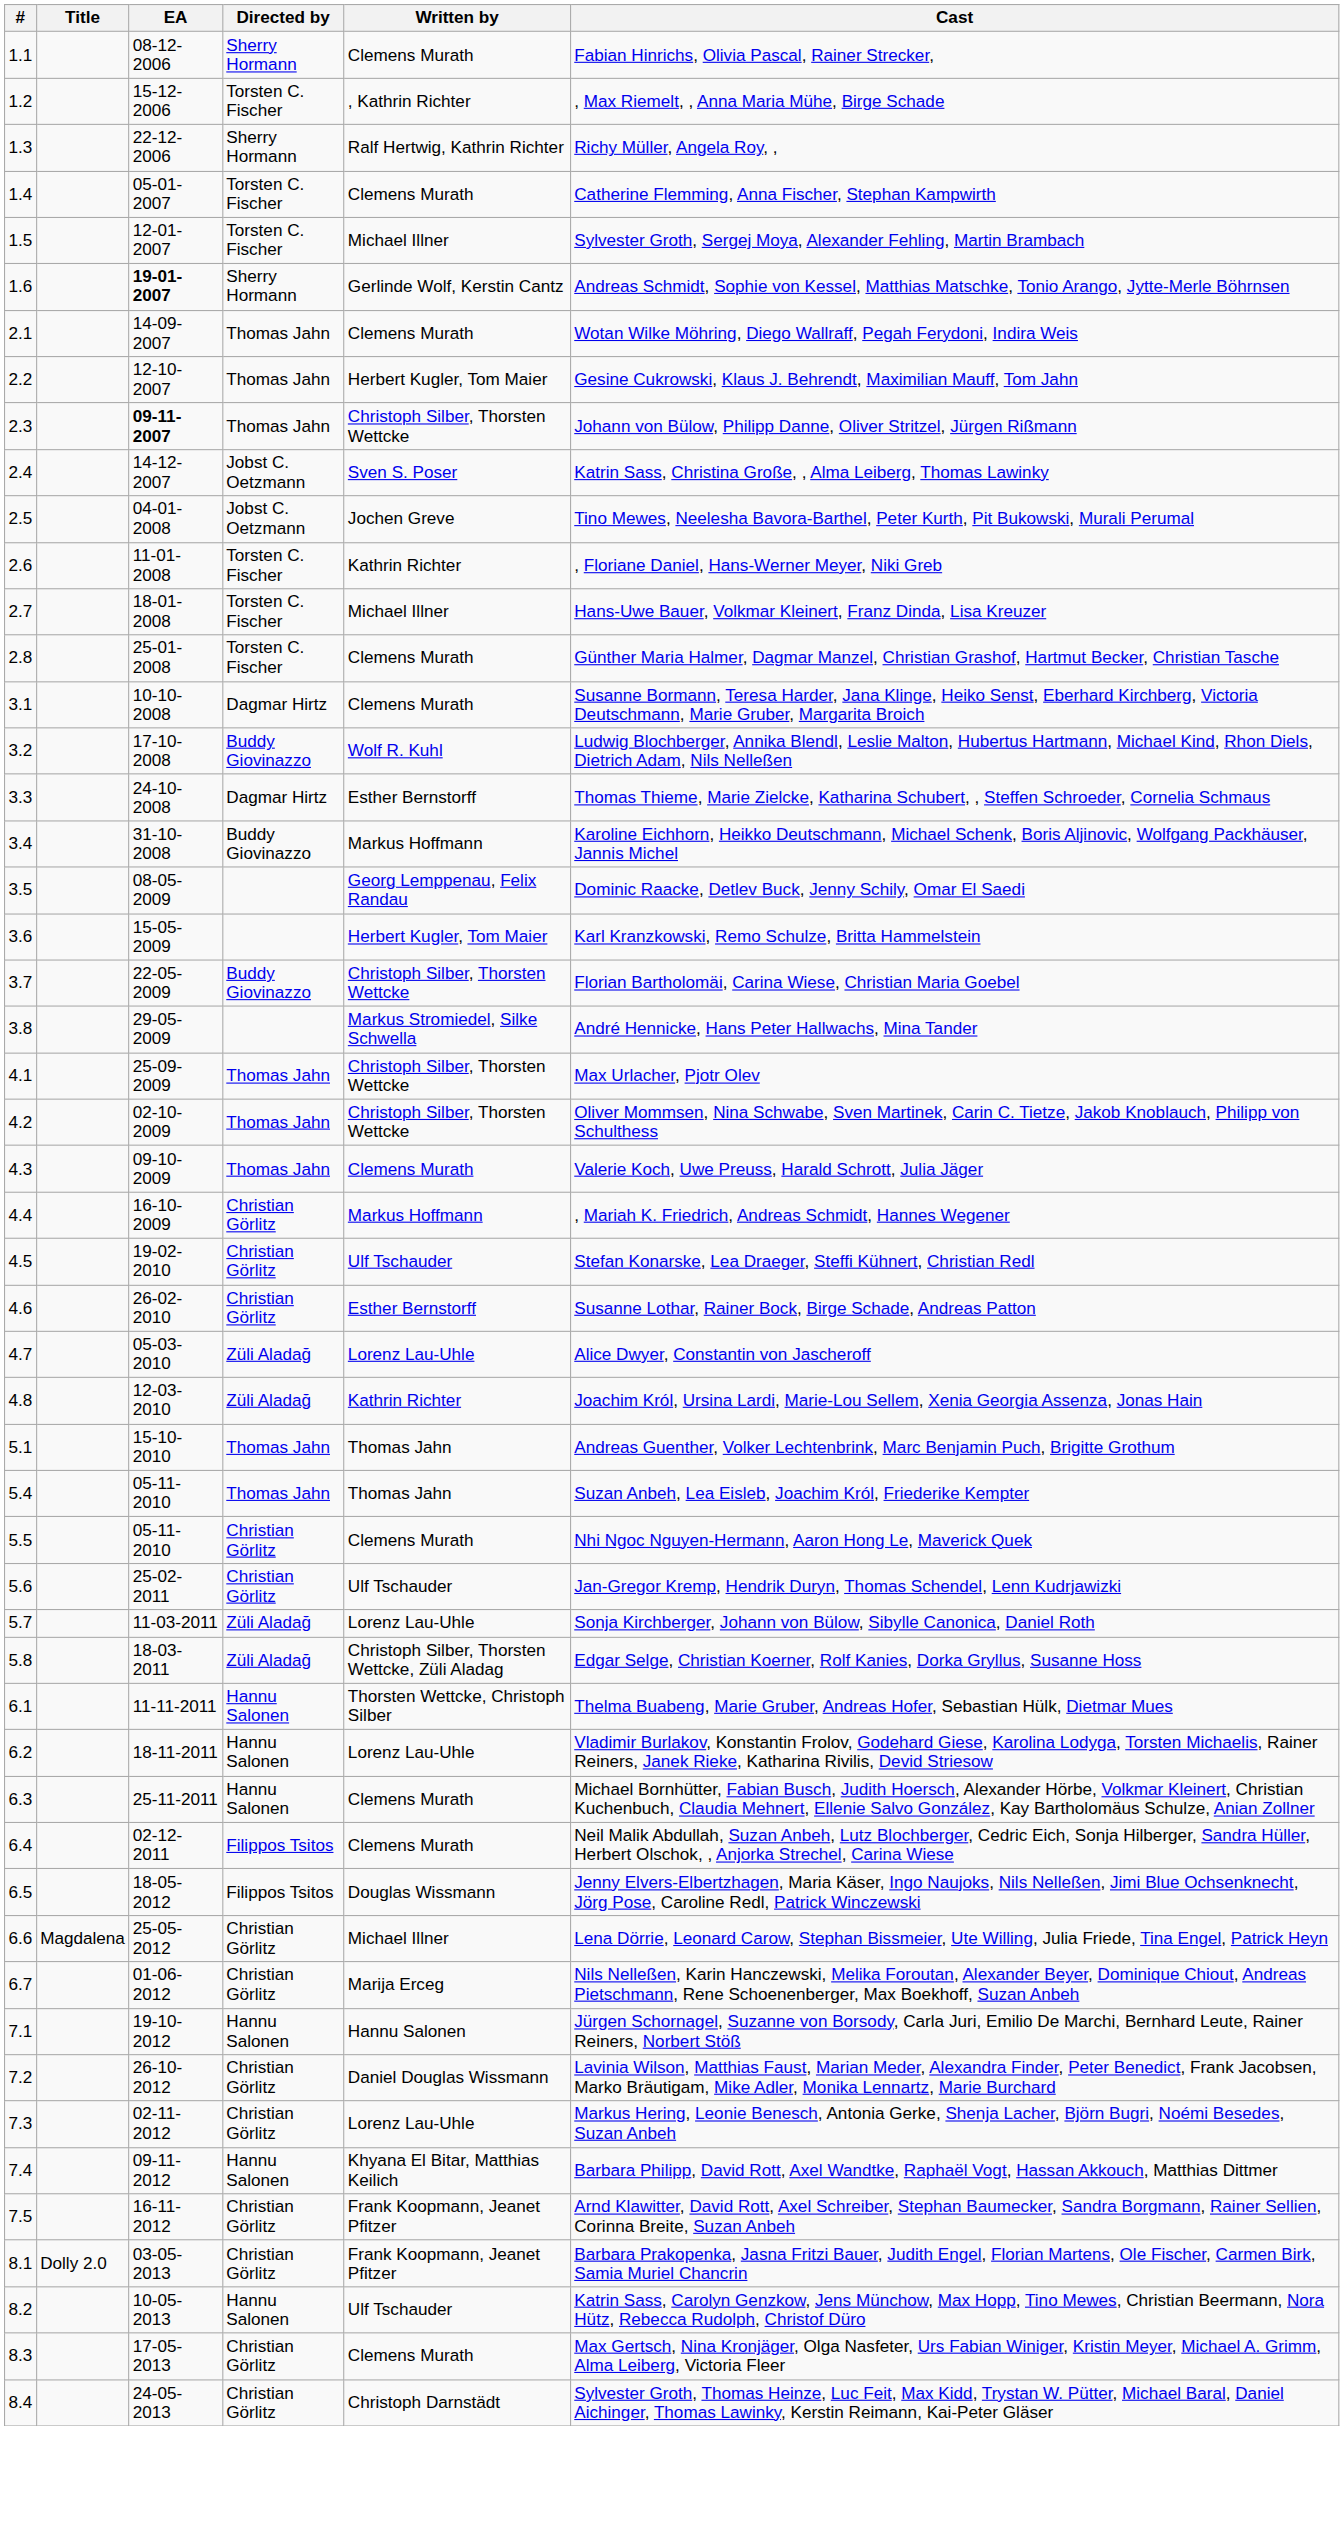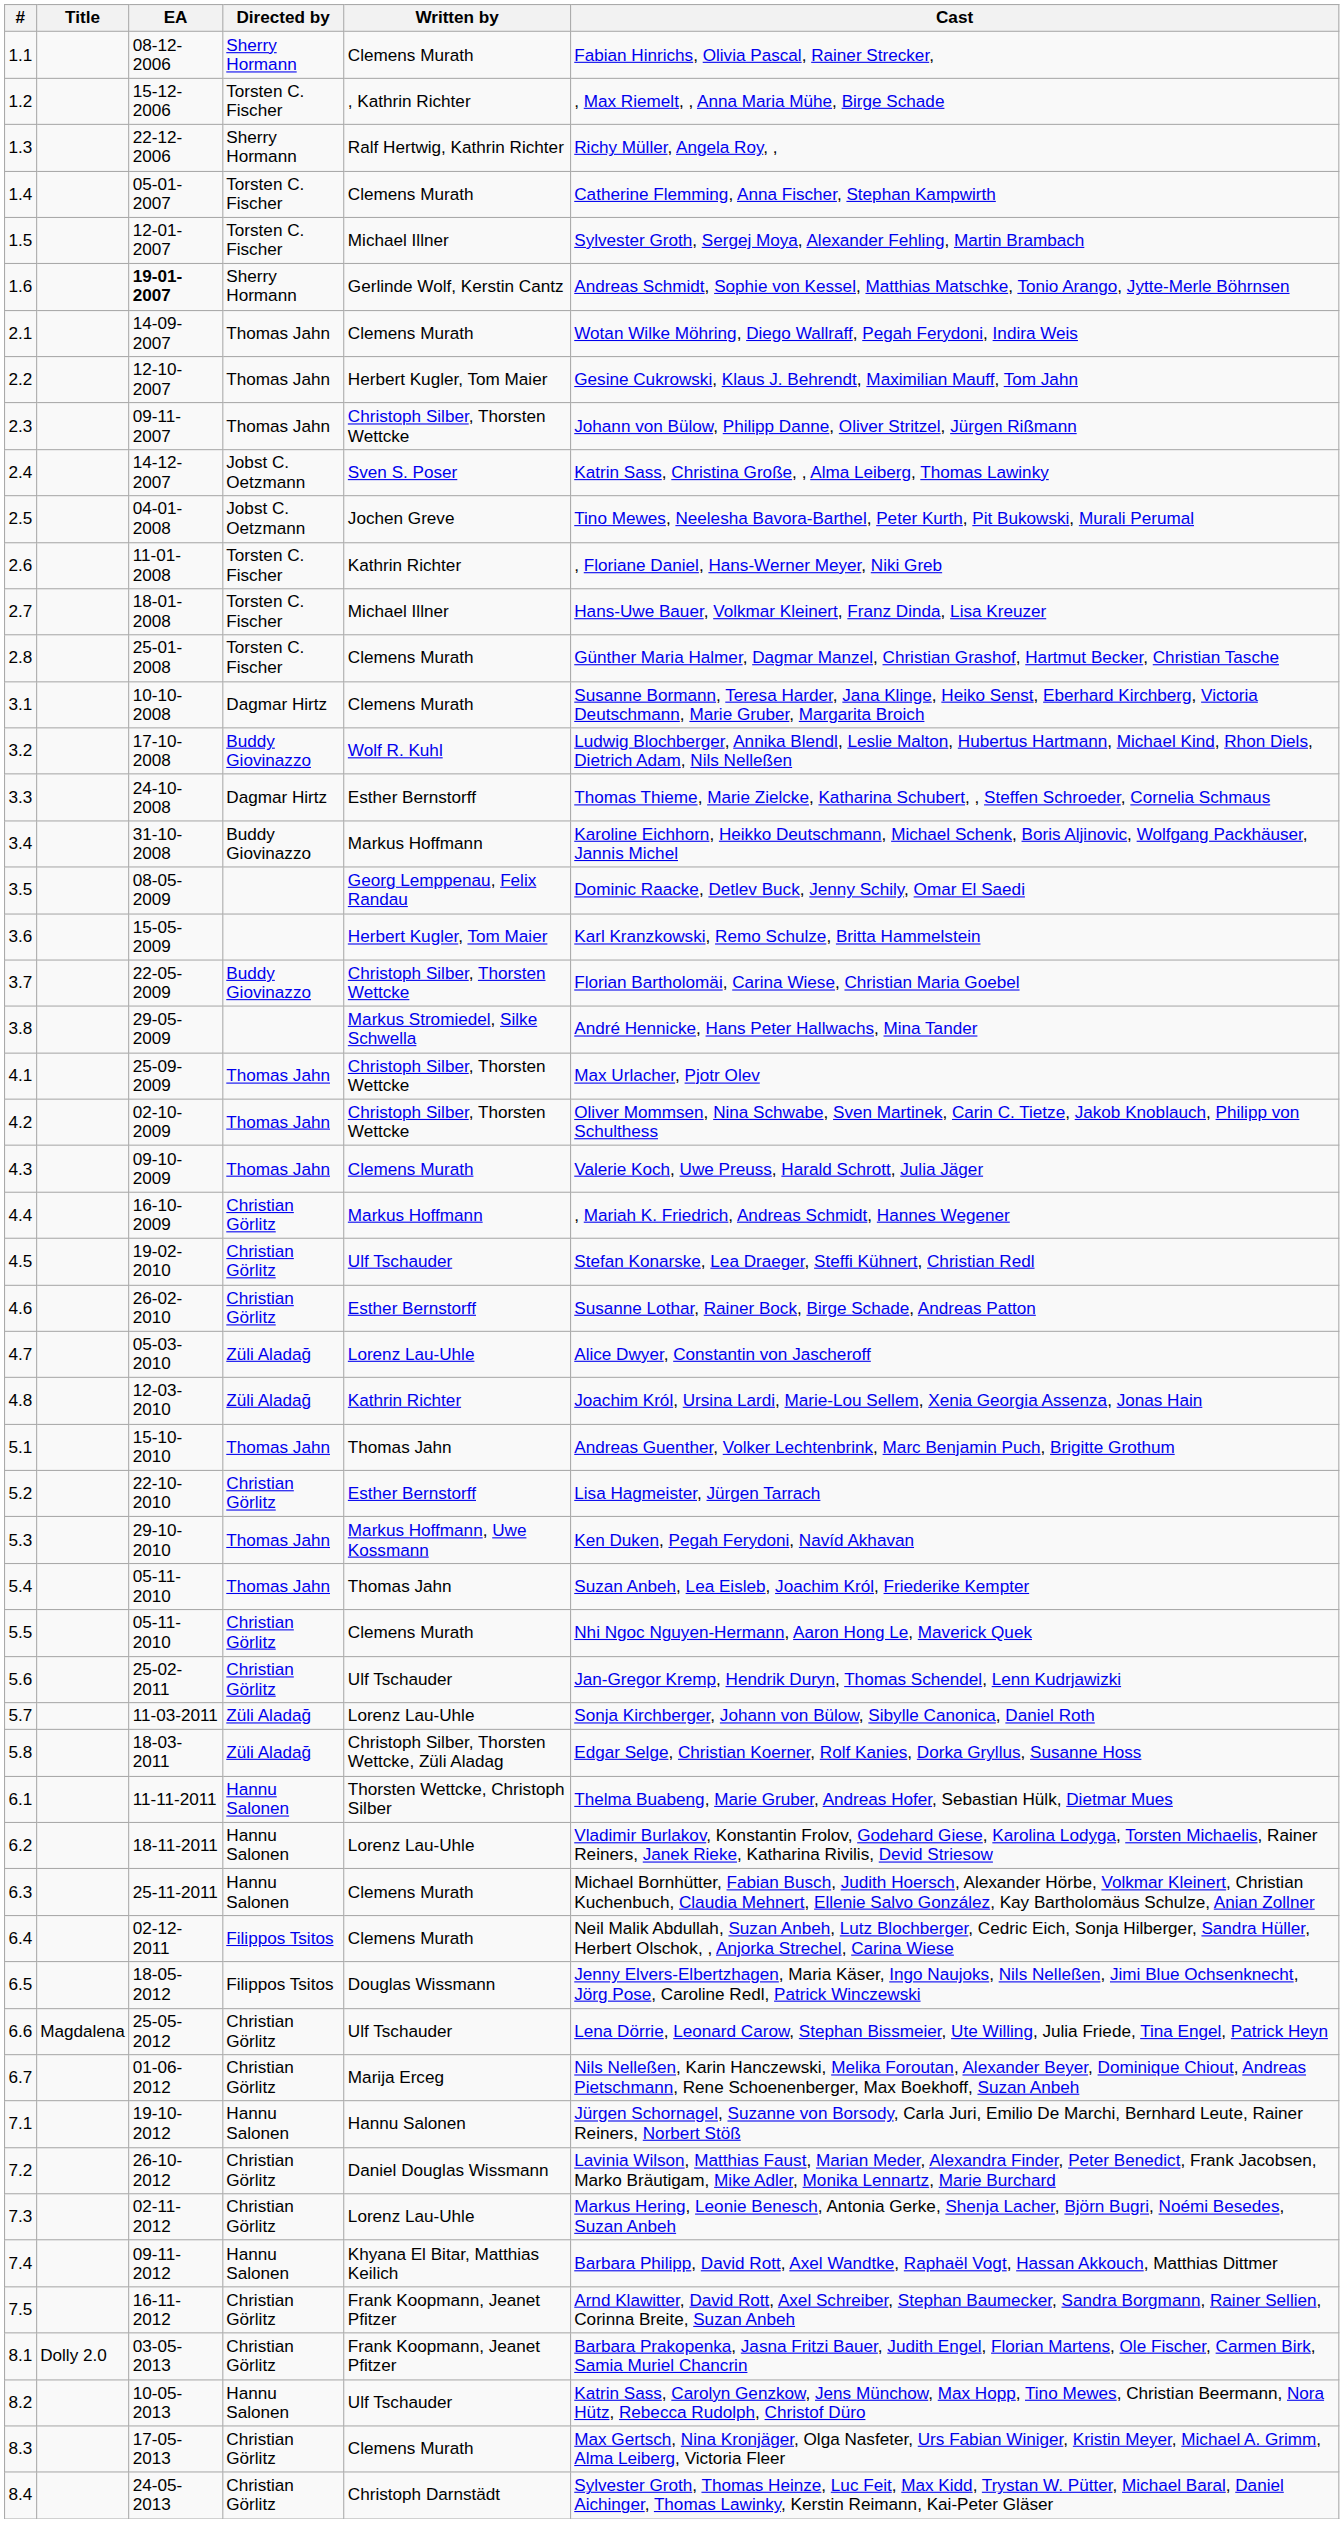(157, 426) bold -> (157, 426) normal
+ row: (20, 1493)
+ row: (20, 1540)
(398, 1938) Michael Illner -> (400, 2031) Ulf Tschauder
